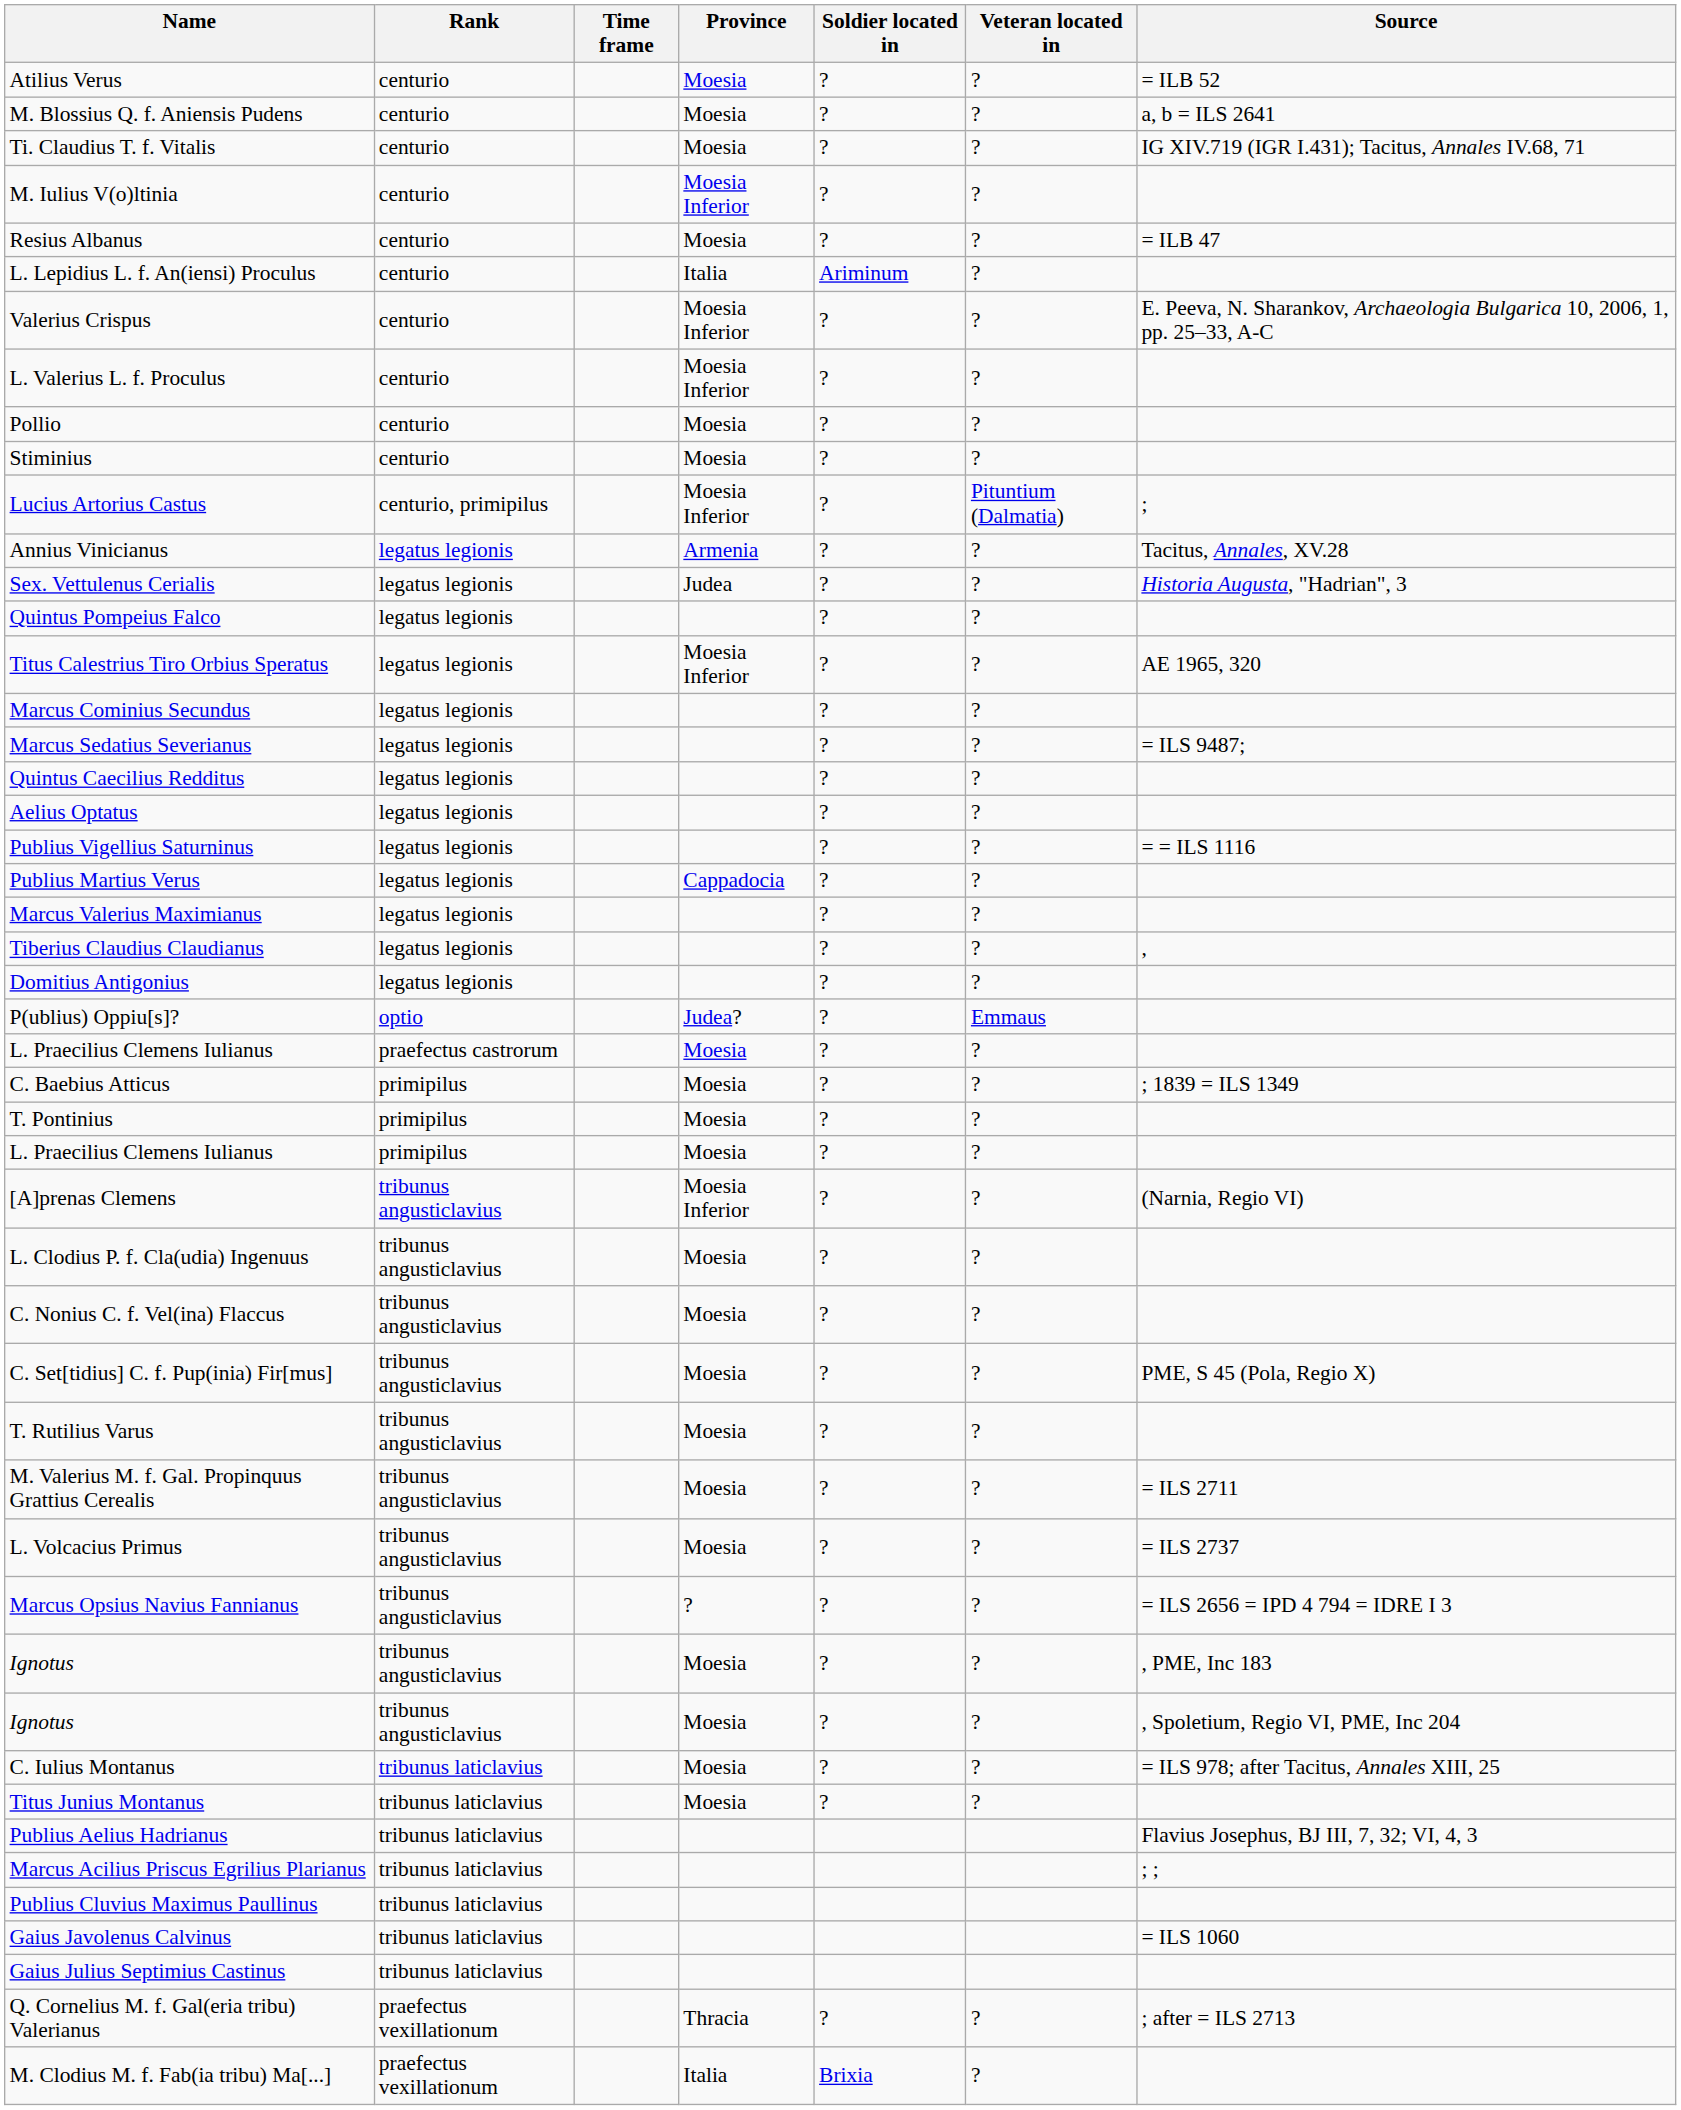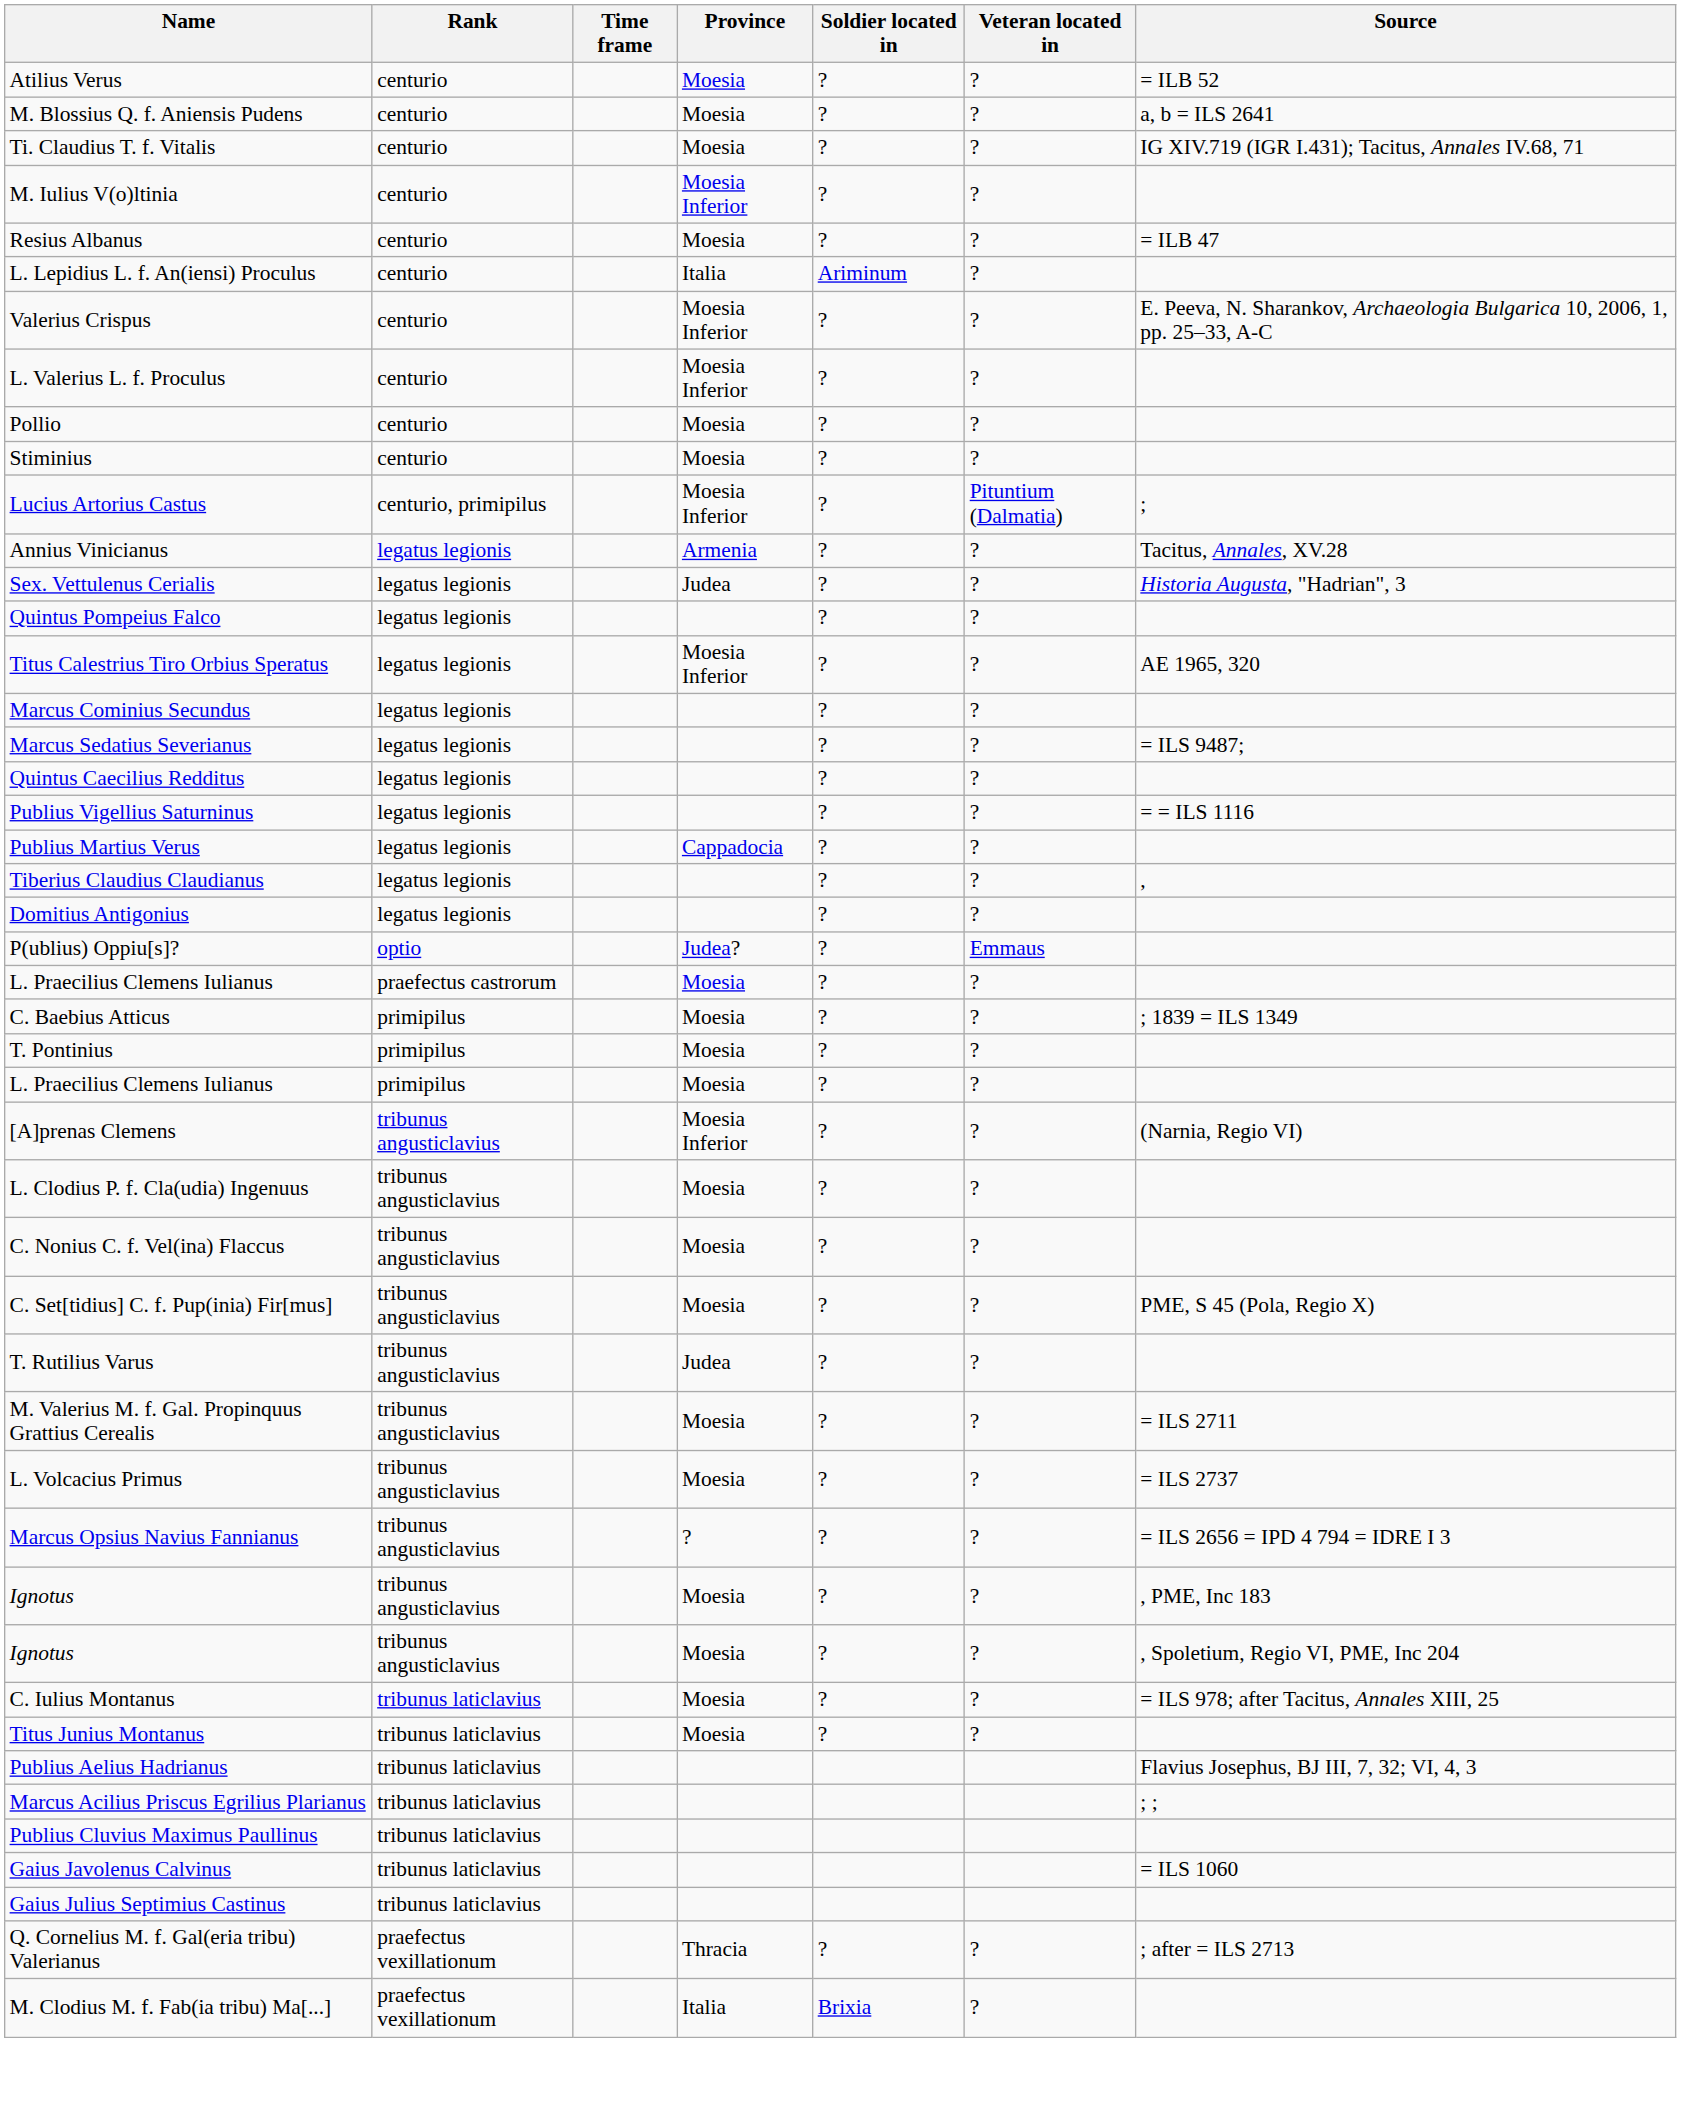- row: (74, 812)
- row: (136, 914)
(715, 1430) Moesia -> (706, 1362) Judea
